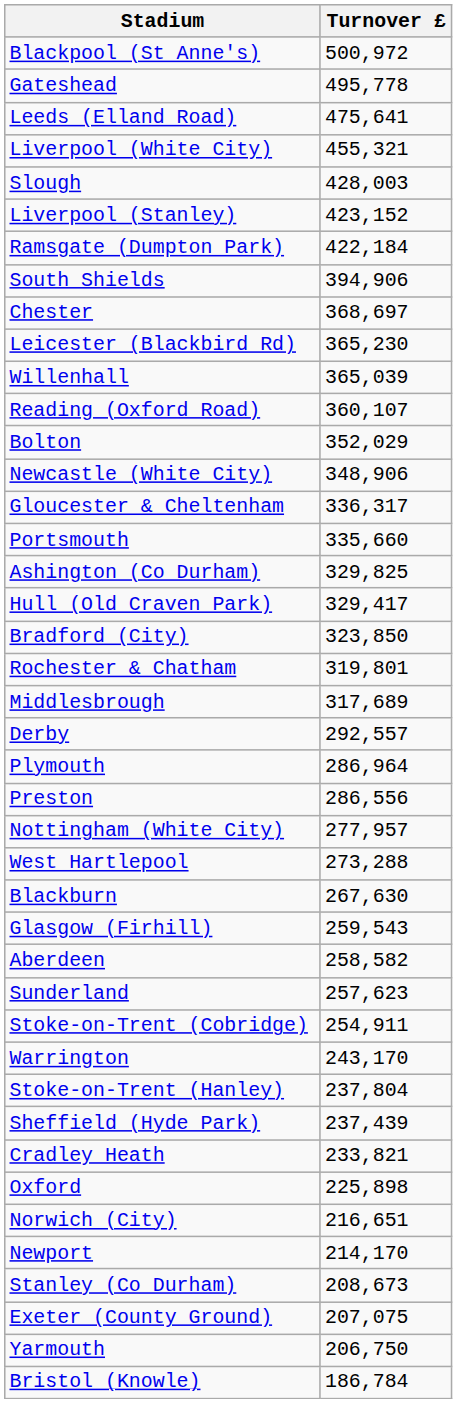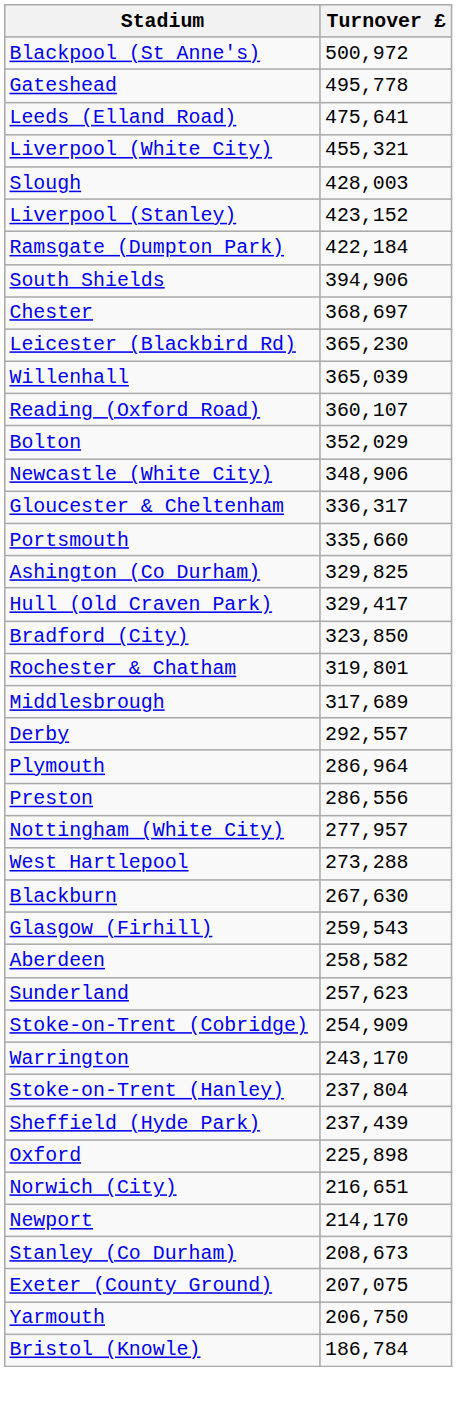(367, 1026) 254,911 -> (367, 1026) 254,909
- row: (87, 1156)
